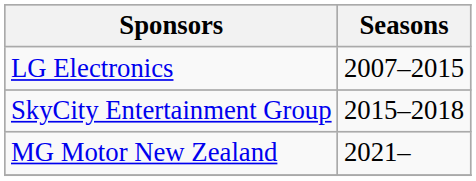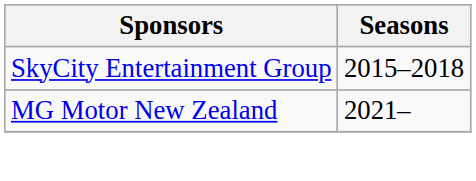- row: (92, 68)
